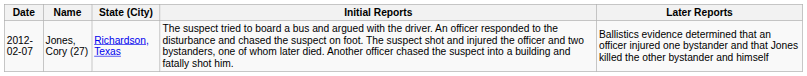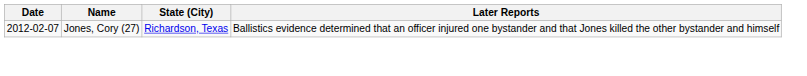- column: (378, 12)
